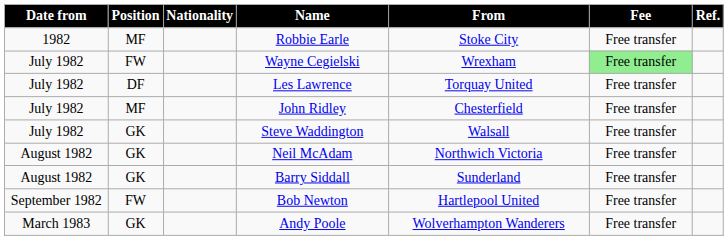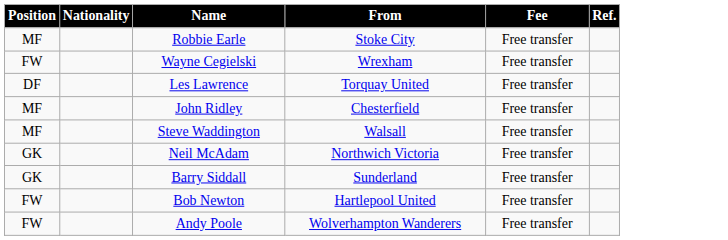- column: (56, 16)
(641, 62) lightgreen background -> (537, 62) no background
(136, 131) GK -> (32, 131) MF
(136, 223) GK -> (32, 223) FW
